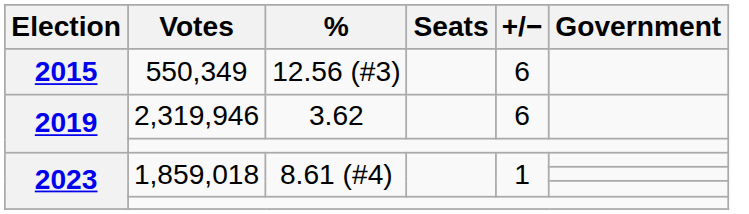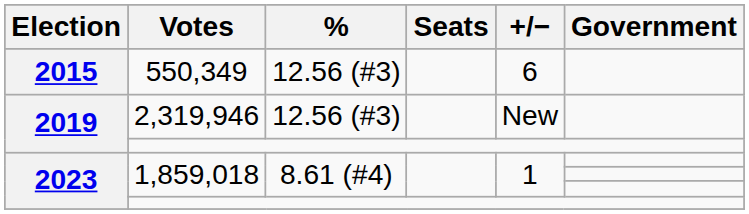(336, 116) 3.62 -> (336, 116) 12.56 (#3)
(522, 116) 6 -> (530, 116) New
